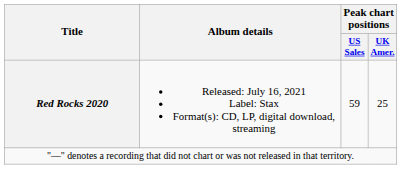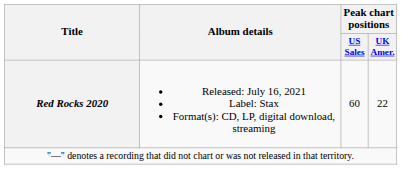(355, 104) 59 -> (355, 104) 60
(382, 104) 25 -> (382, 104) 22
